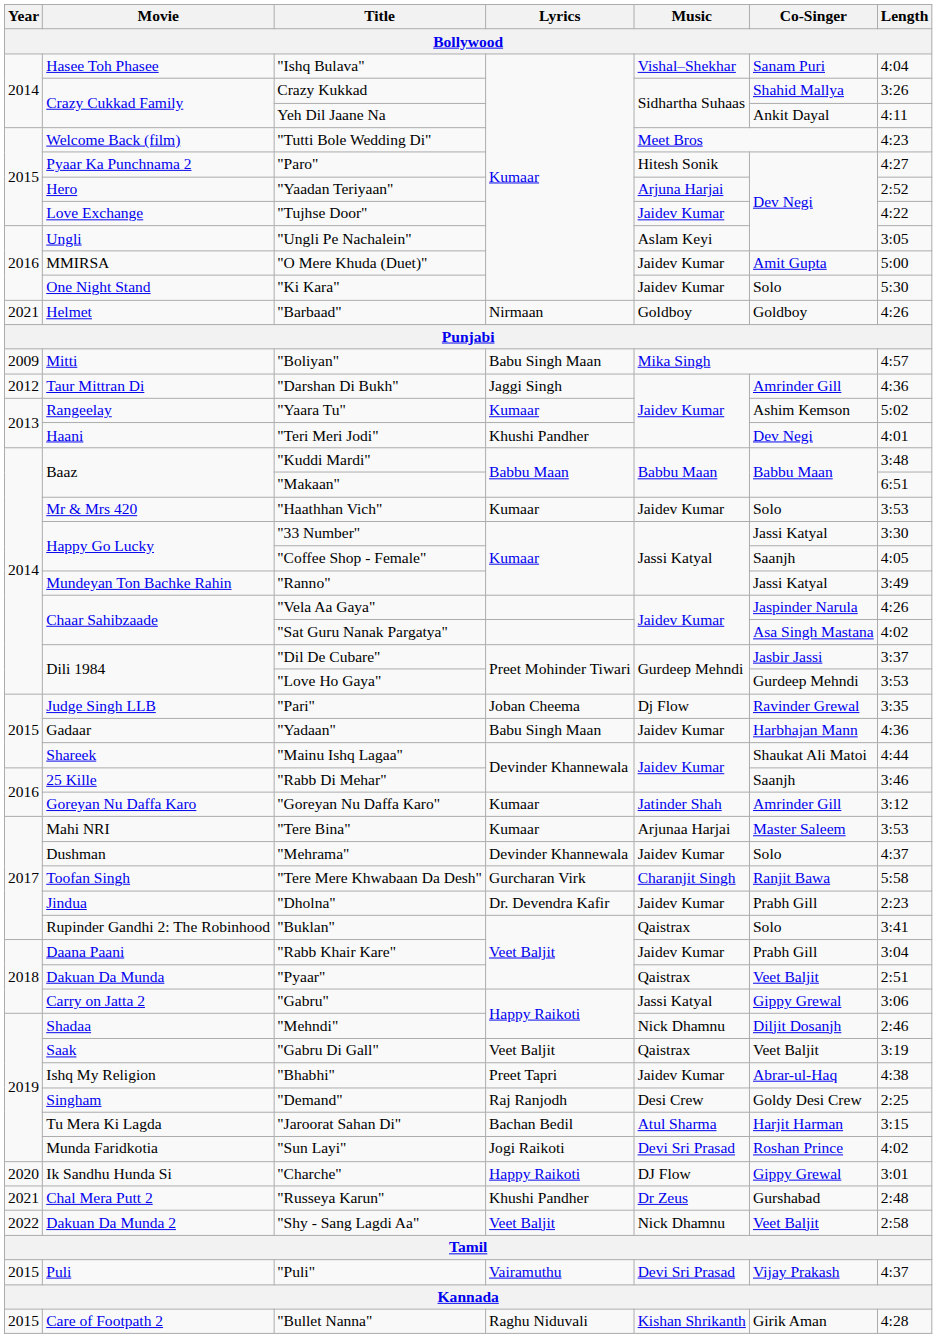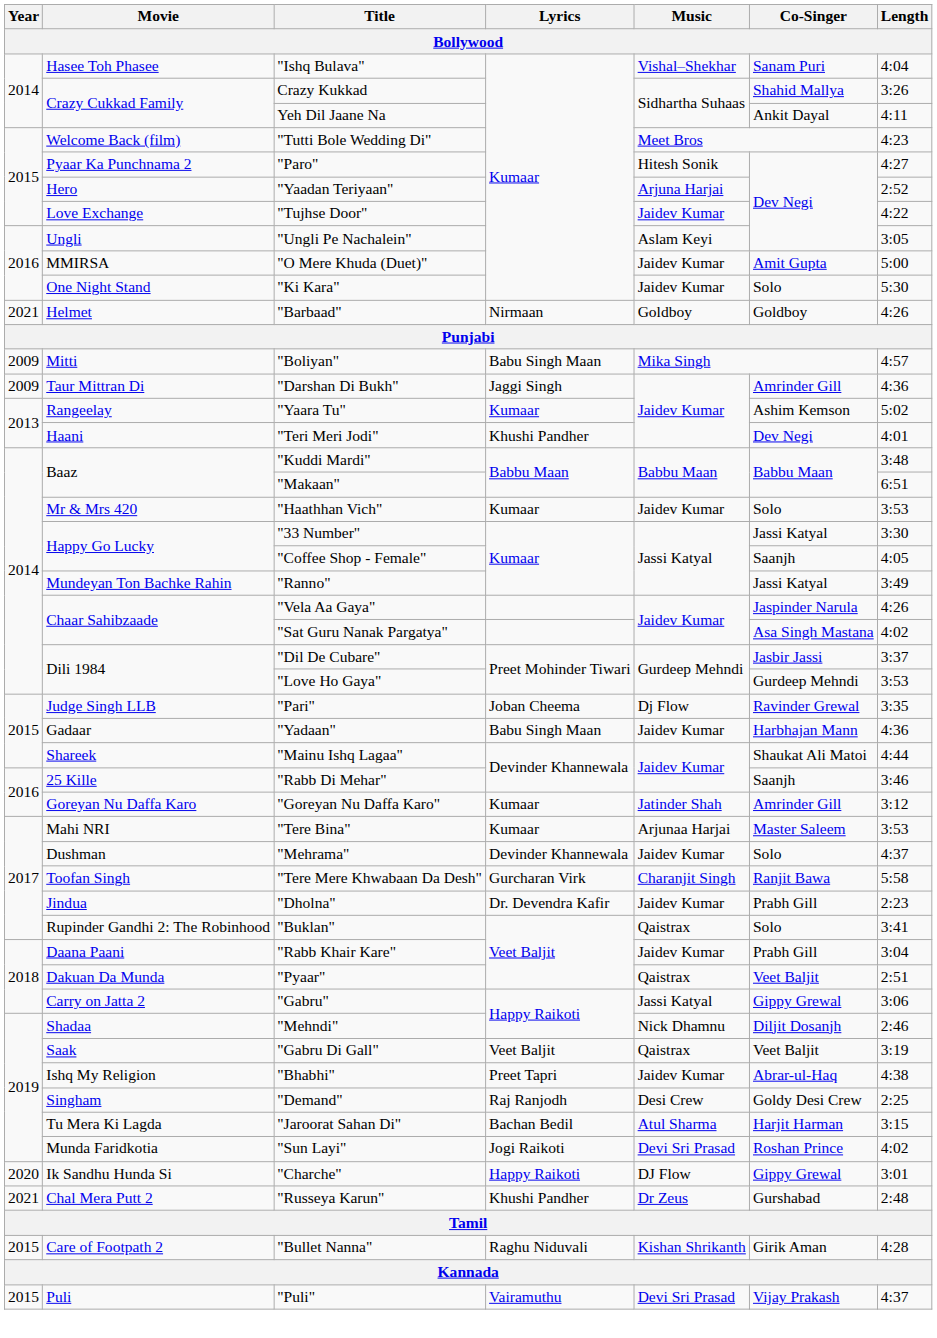(24, 386) 2012 -> (24, 386) 2009
- row: (348, 1222)
rows swapped: (296, 1272) <-> (325, 1321)
